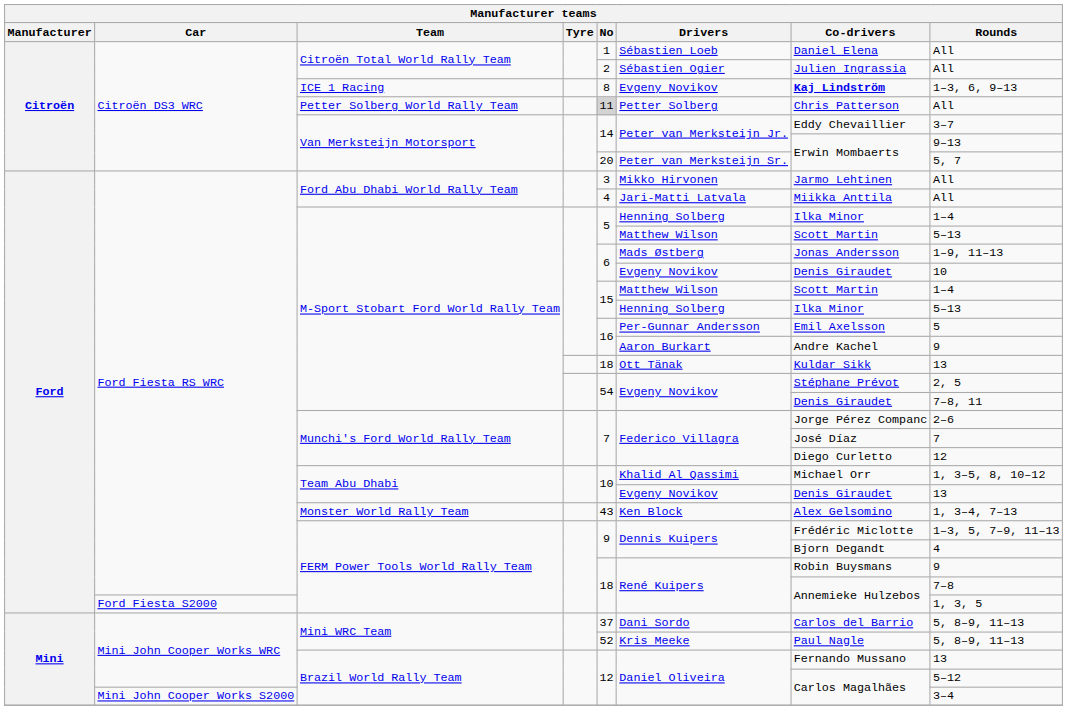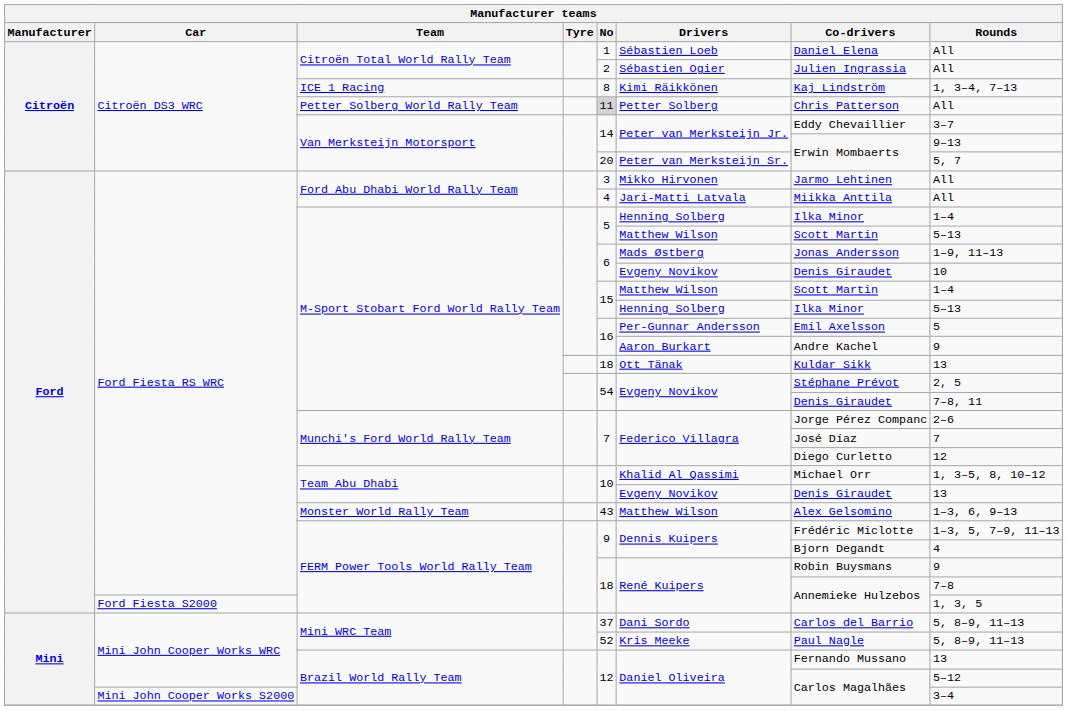(669, 88) Evgeny Novikov -> (669, 88) Kimi Räikkönen
(839, 88) bold -> (839, 88) normal
(975, 88) 1–3, 6, 9–13 -> (975, 88) 1, 3–4, 7–13
(651, 512) Ken Block -> (669, 512) Matthew Wilson
(975, 512) 1, 3–4, 7–13 -> (975, 512) 1–3, 6, 9–13
